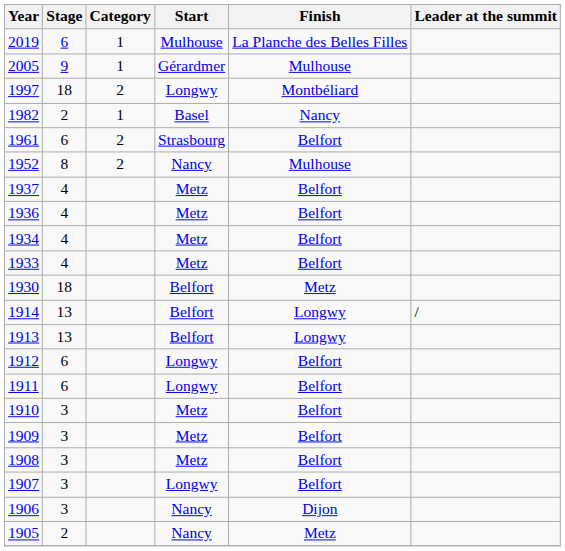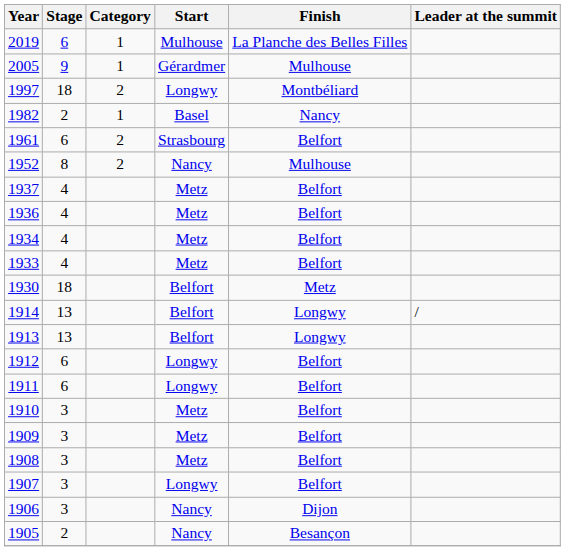(320, 533) Metz -> (320, 533) Besançon
